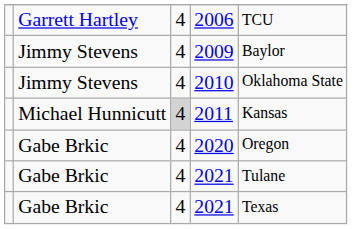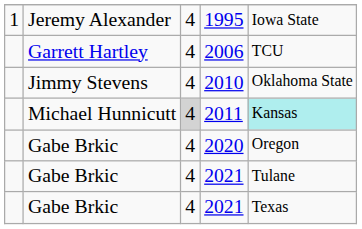+ row: (99, 20)
- row: (78, 51)
(265, 113) no background -> (275, 113) paleturquoise background
